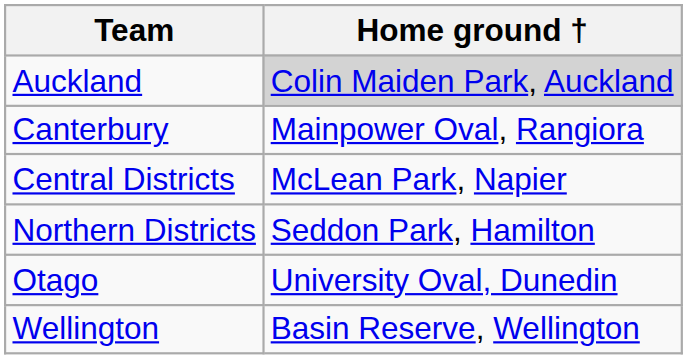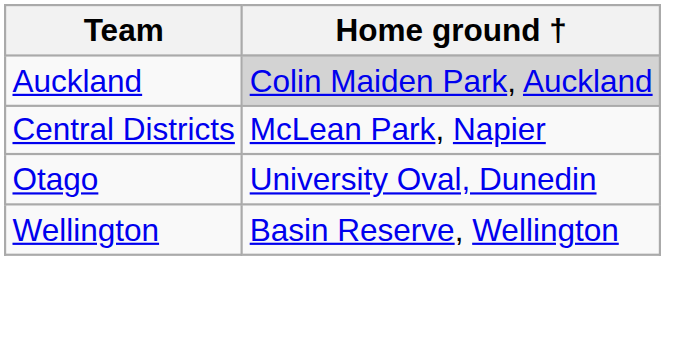- row: (90, 130)
- row: (134, 230)
